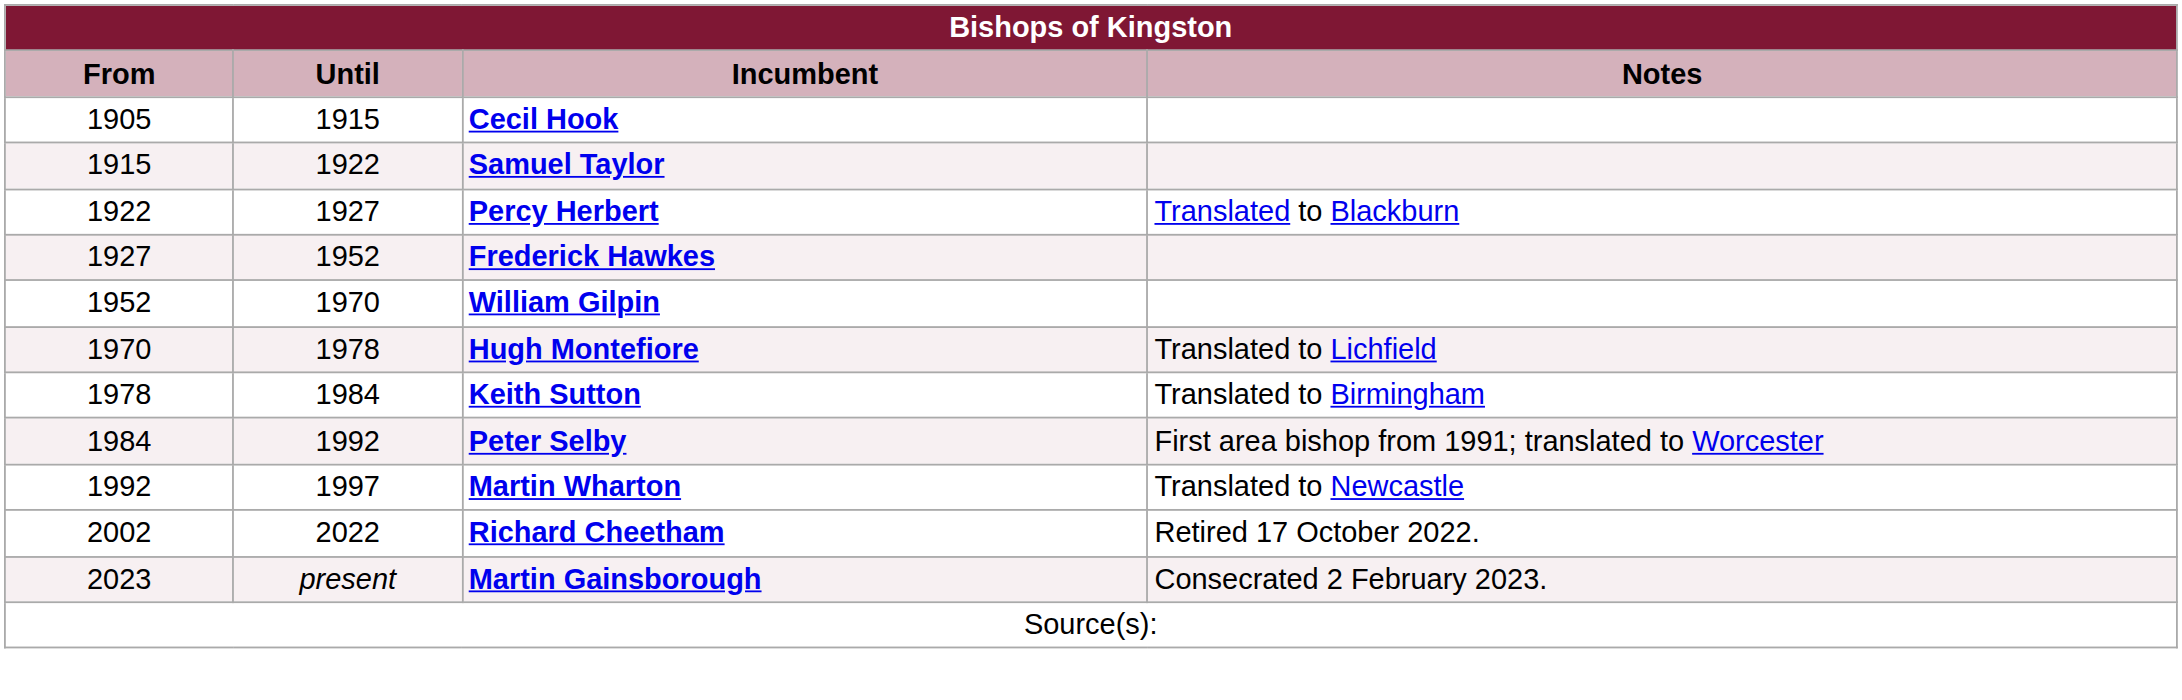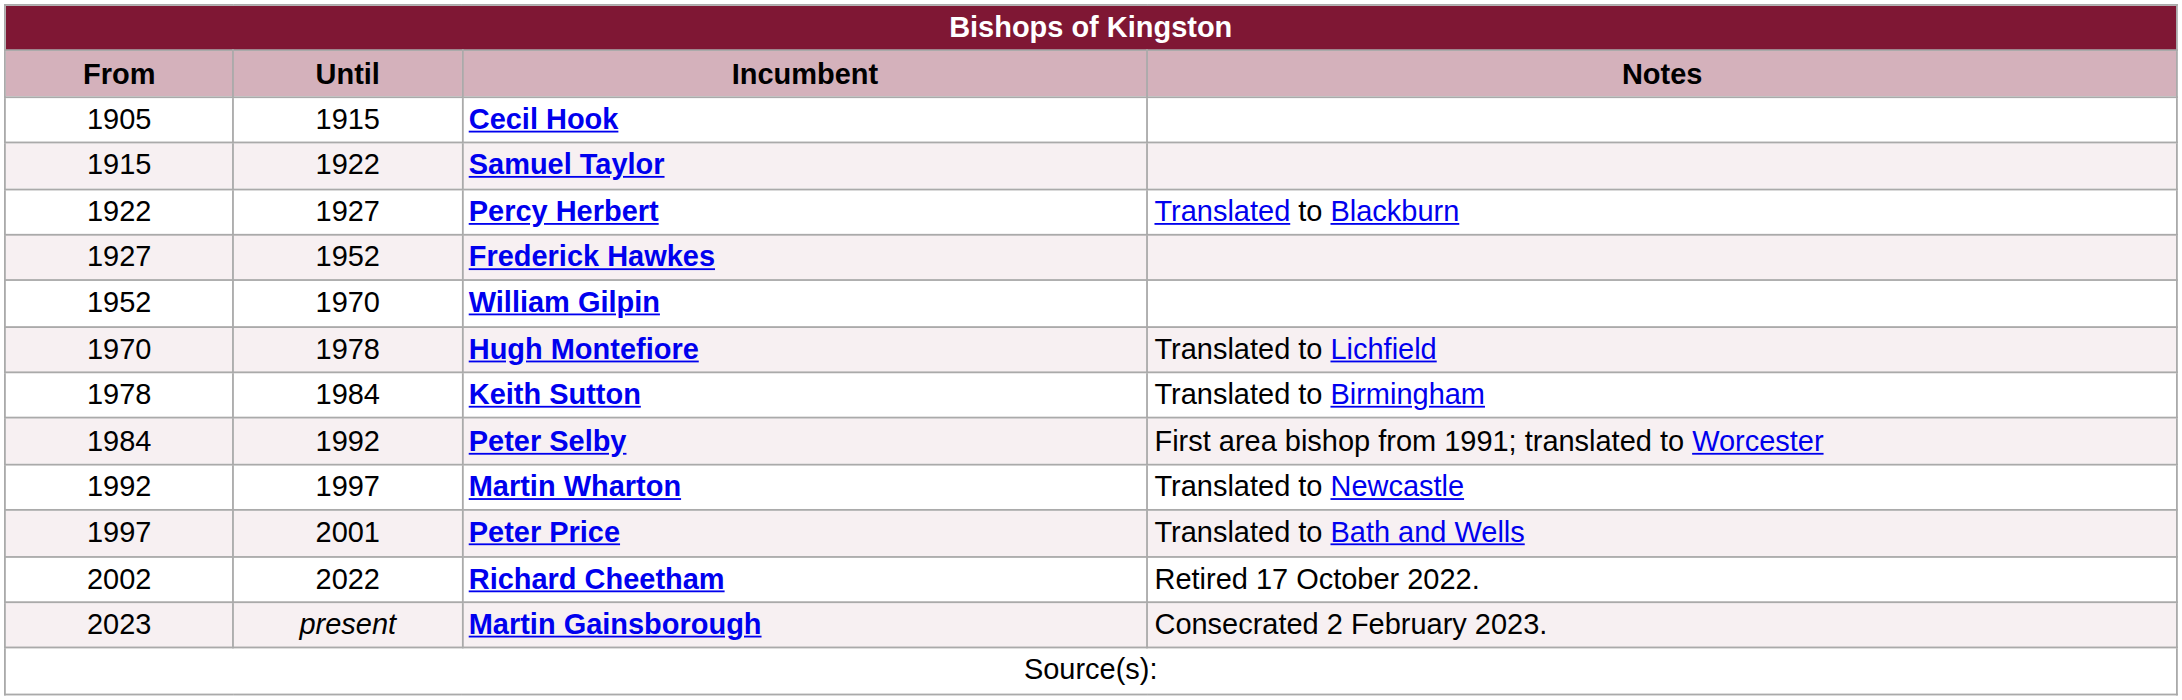+ row: (544, 532)
